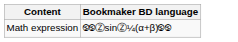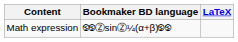+ column: (217, 12)
